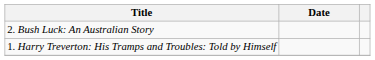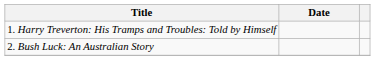rows swapped: (142, 47) <-> (80, 30)
